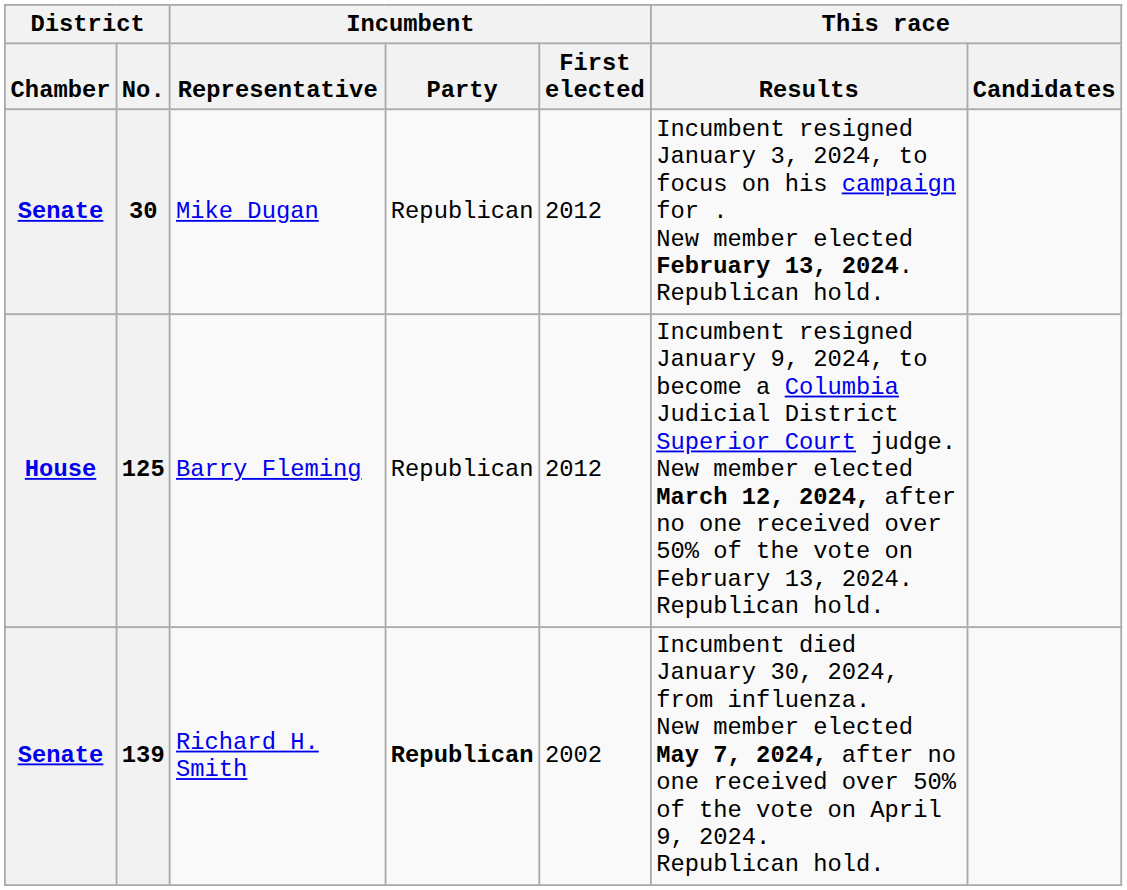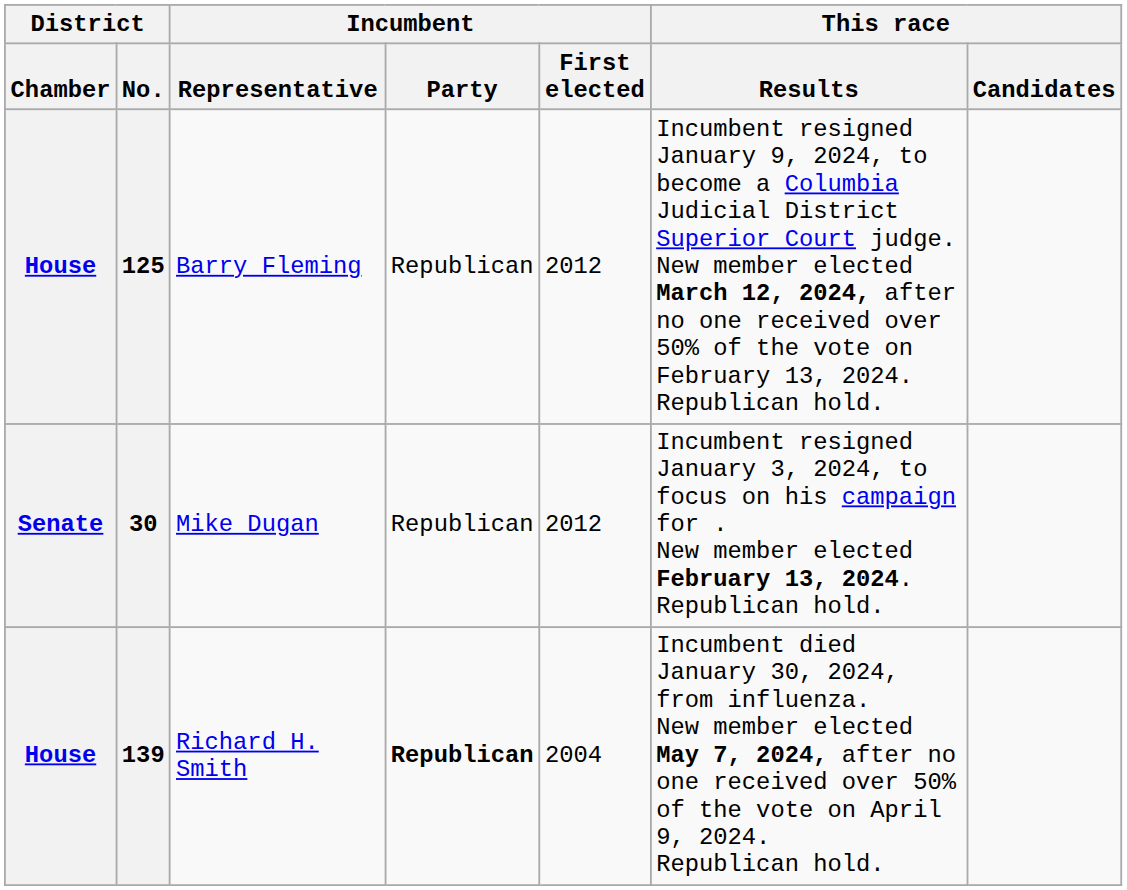rows swapped: (143, 470) <-> (143, 212)
(61, 756) Senate -> (61, 756) House
(573, 756) 2002 -> (573, 756) 2004
